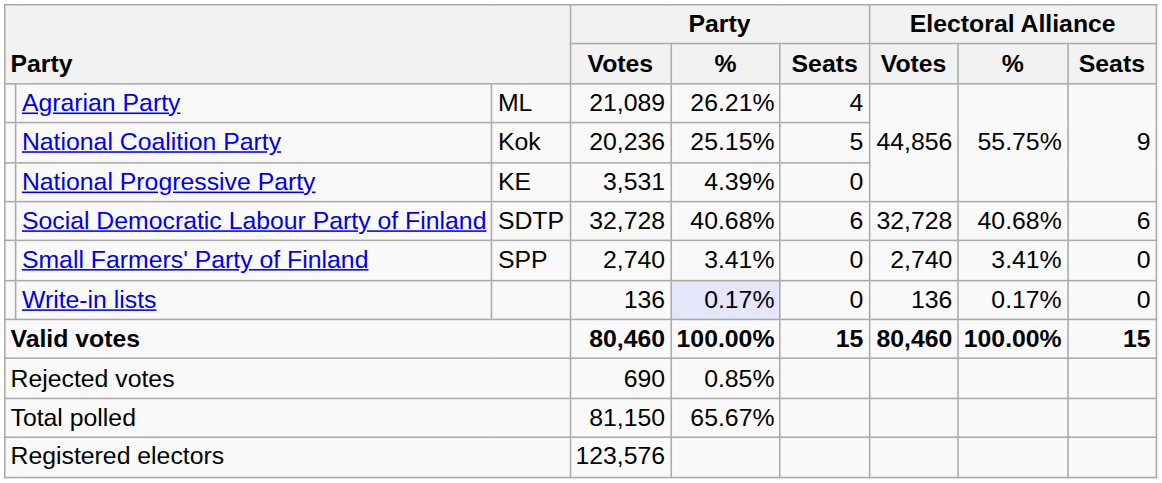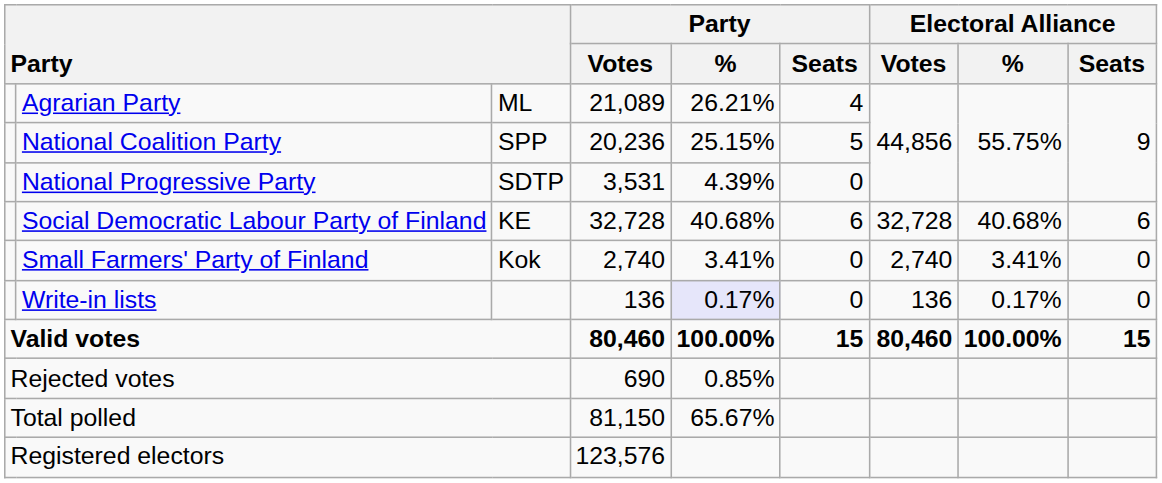(519, 142) Kok -> (523, 142) SPP
(514, 181) KE -> (531, 181) SDTP
(531, 220) SDTP -> (514, 220) KE
(523, 260) SPP -> (519, 260) Kok
